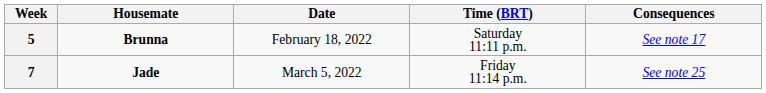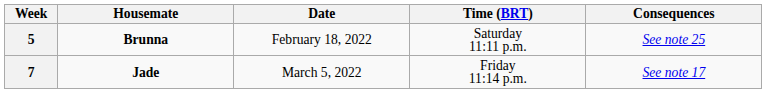(674, 40) See note 17 -> (674, 40) See note 25
(674, 72) See note 25 -> (674, 72) See note 17
